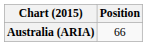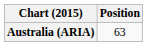(120, 32) 66 -> (120, 32) 63
